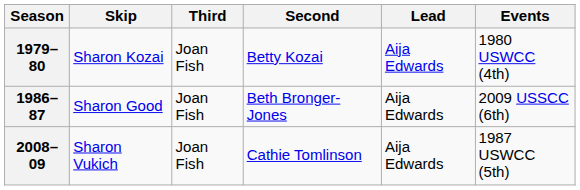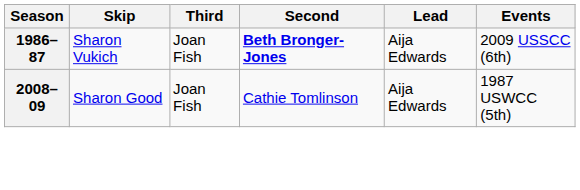- row: (37, 57)
(118, 106) Sharon Good -> (97, 48) Sharon Vukich
(294, 106) normal -> (293, 48) bold
(97, 155) Sharon Vukich -> (118, 97) Sharon Good
